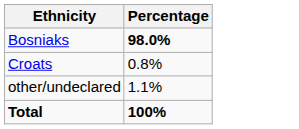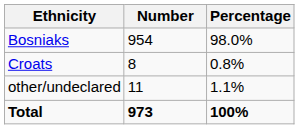+ column: (165, 16)
(149, 40) bold -> (231, 40) normal
